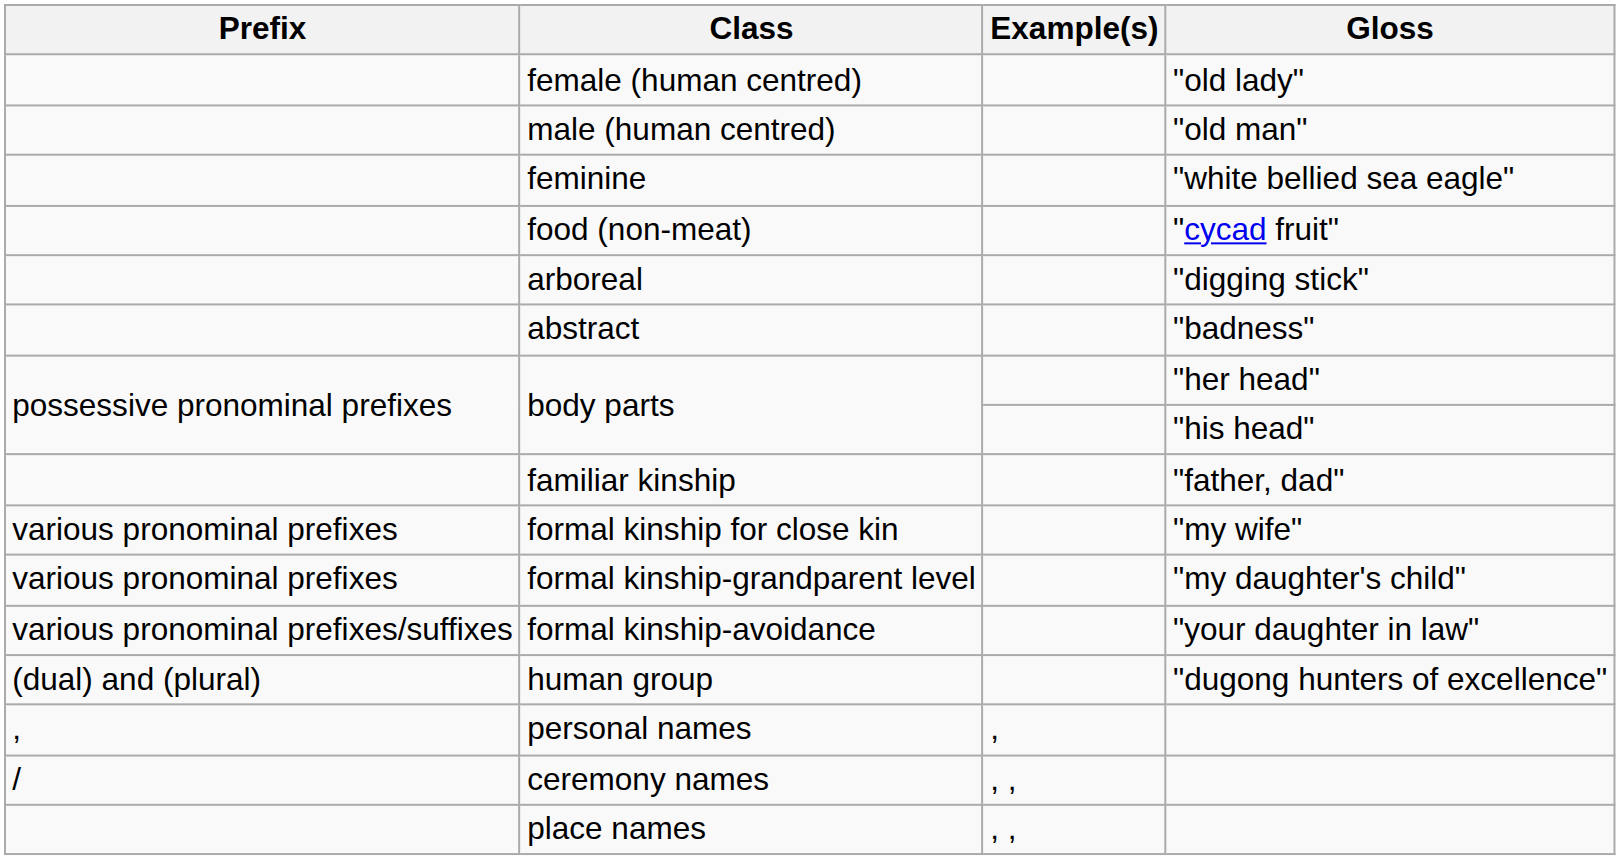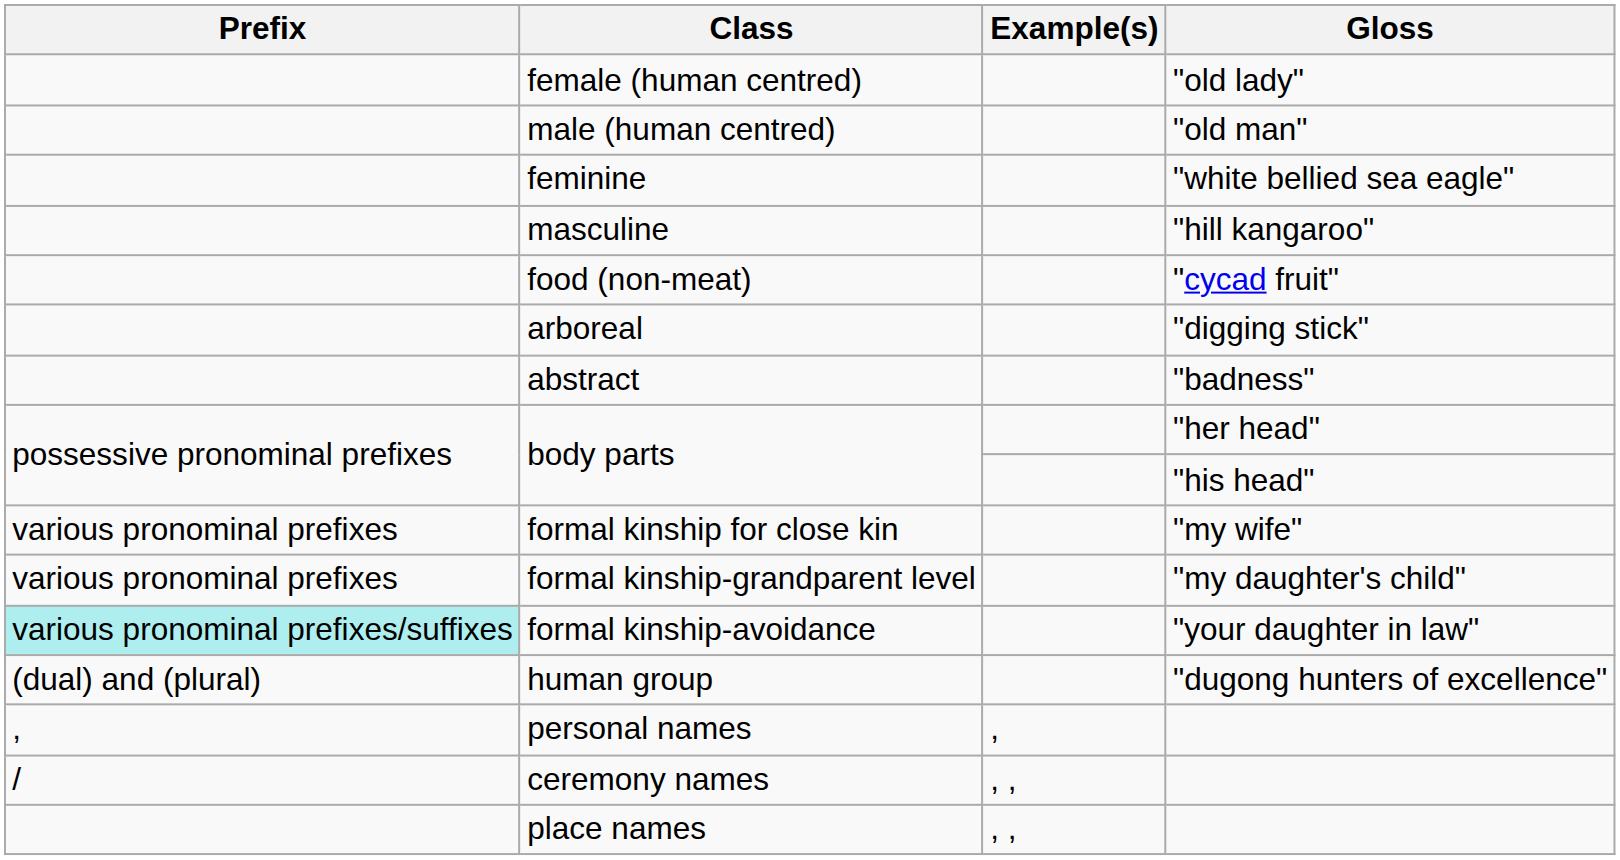+ row: (598, 229)
- row: (631, 479)
(262, 629) no background -> (262, 629) paleturquoise background
